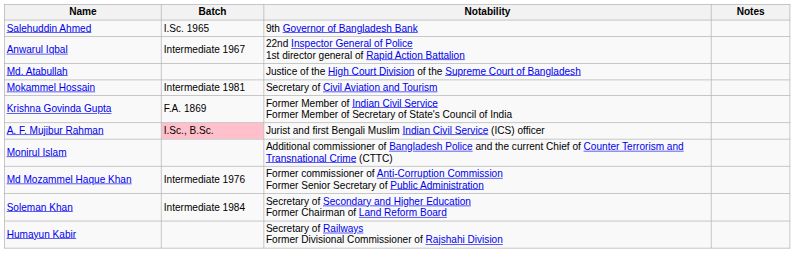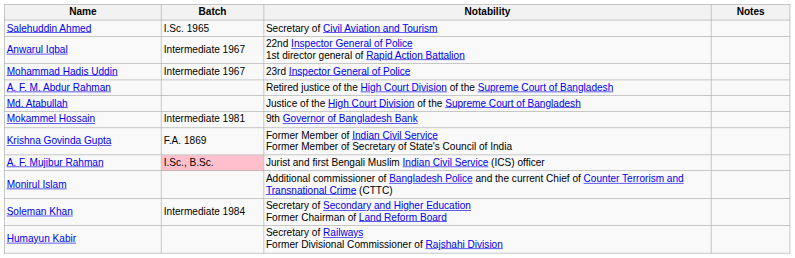(342, 28) 9th Governor of Bangladesh Bank -> (352, 28) Secretary of Civil Aviation and Tourism
+ row: (62, 71)
+ row: (59, 87)
(352, 87) Secretary of Civil Aviation and Tourism -> (342, 119) 9th Governor of Bangladesh Bank
- row: (69, 180)
